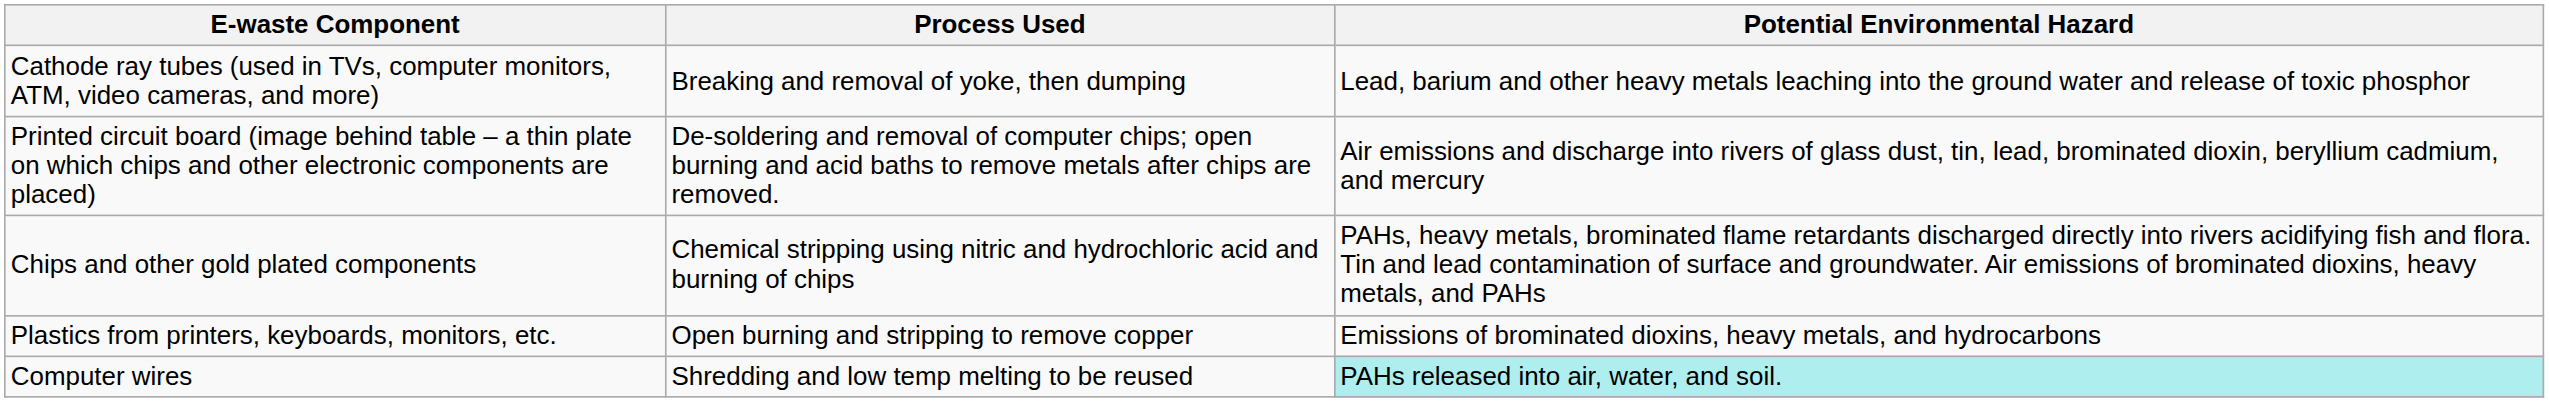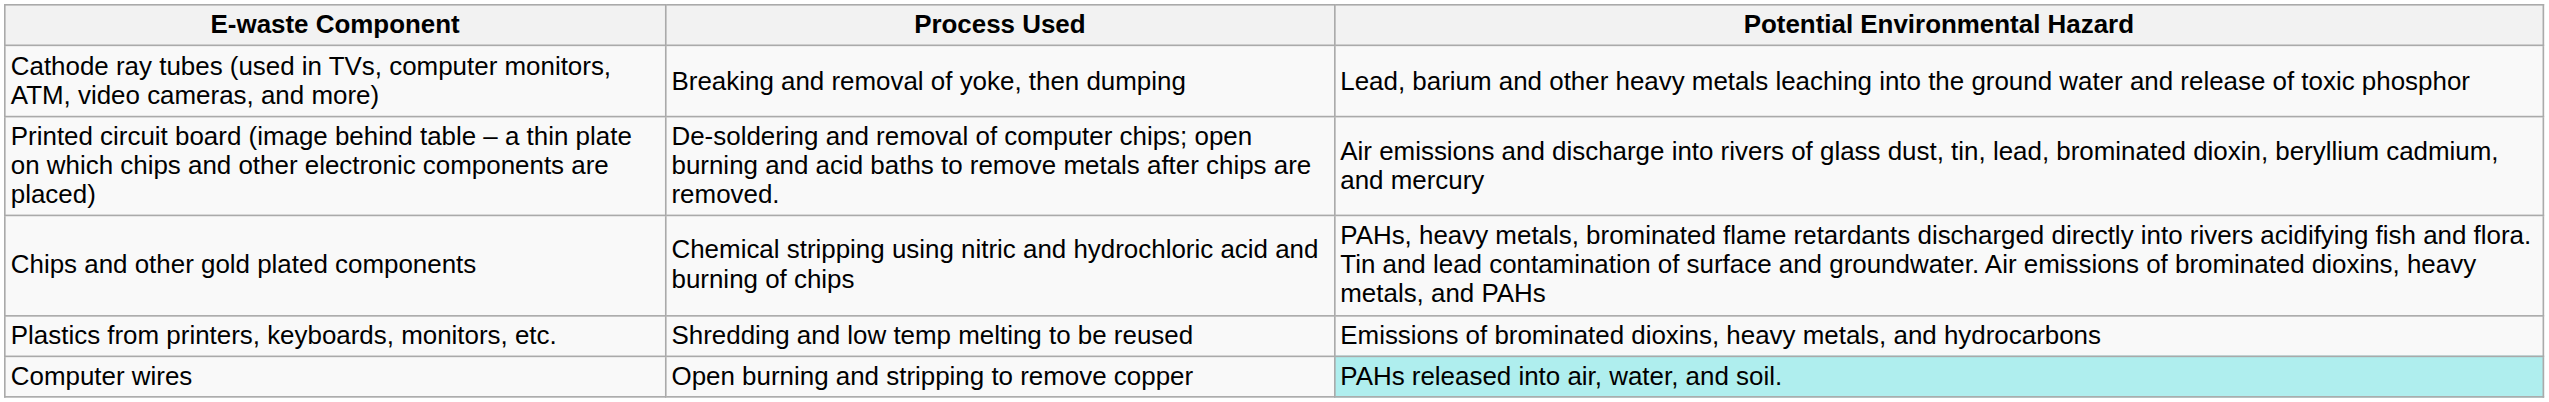(932, 335) Open burning and stripping to remove copper -> (932, 335) Shredding and low temp melting to be reused
(932, 376) Shredding and low temp melting to be reused -> (932, 376) Open burning and stripping to remove copper
